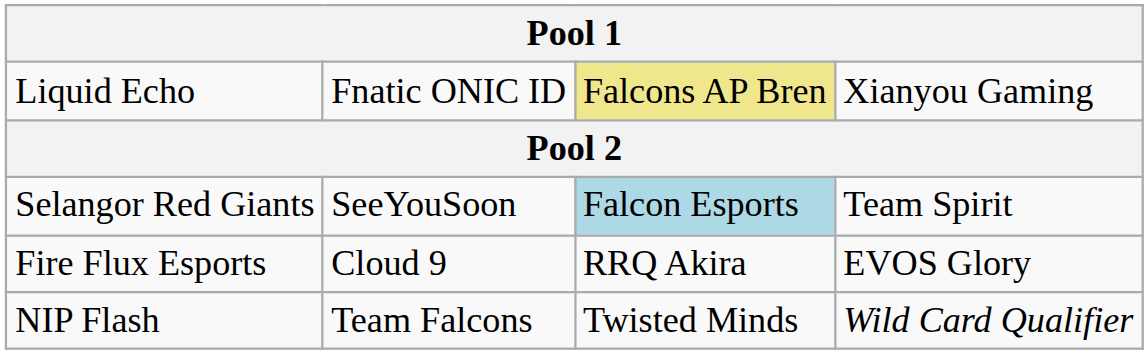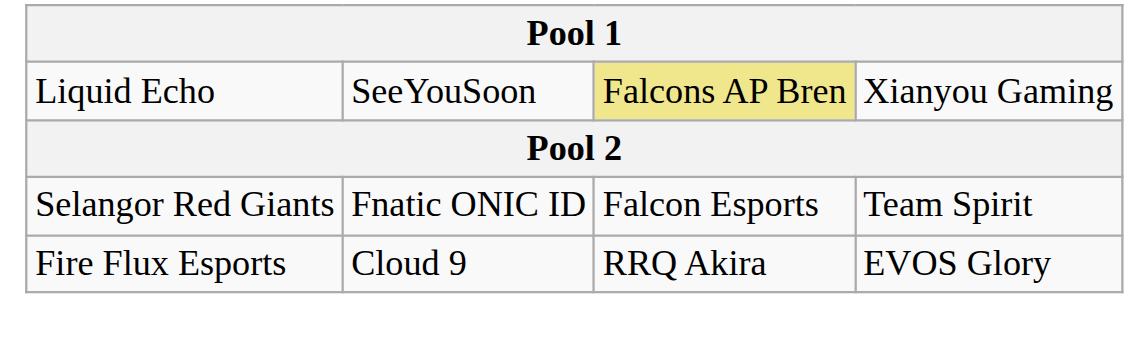(449, 90) Fnatic ONIC ID -> (444, 90) SeeYouSoon
(424, 205) SeeYouSoon -> (469, 205) Fnatic ONIC ID
(691, 205) lightblue background -> (711, 205) no background
- row: (87, 319)
